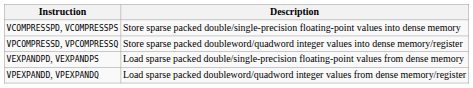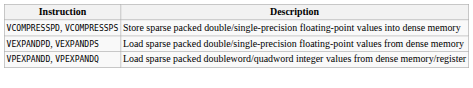- row: (62, 43)
